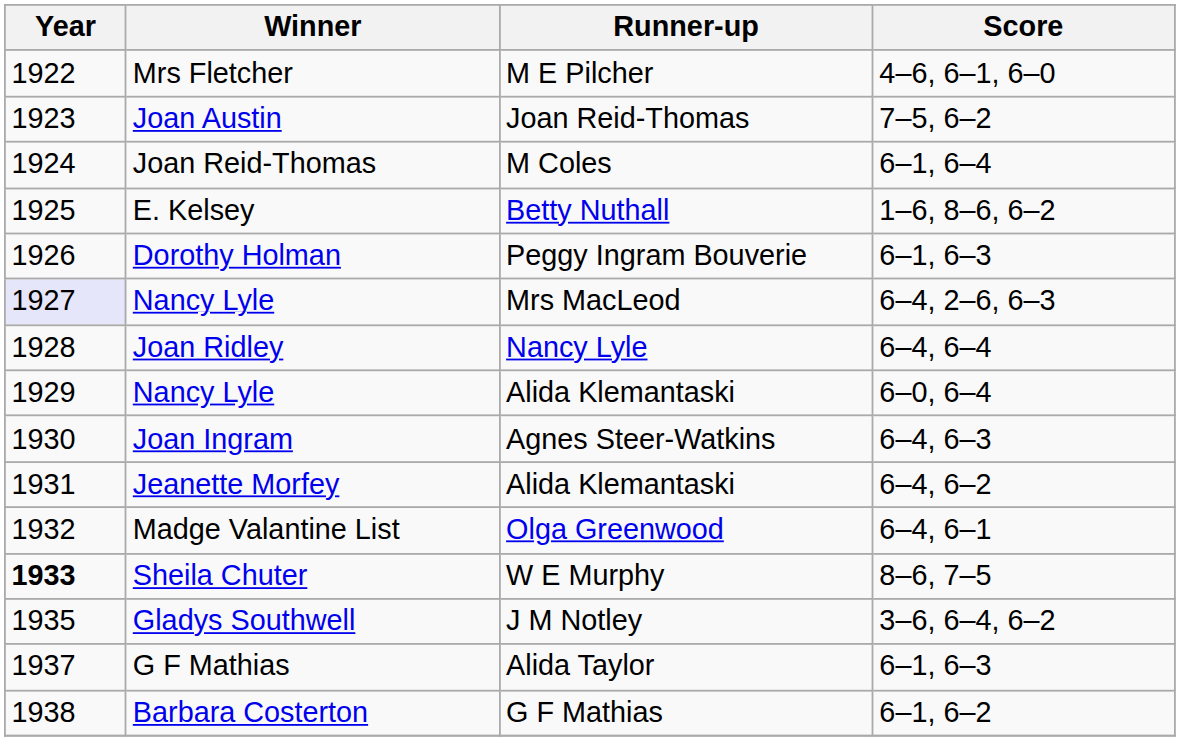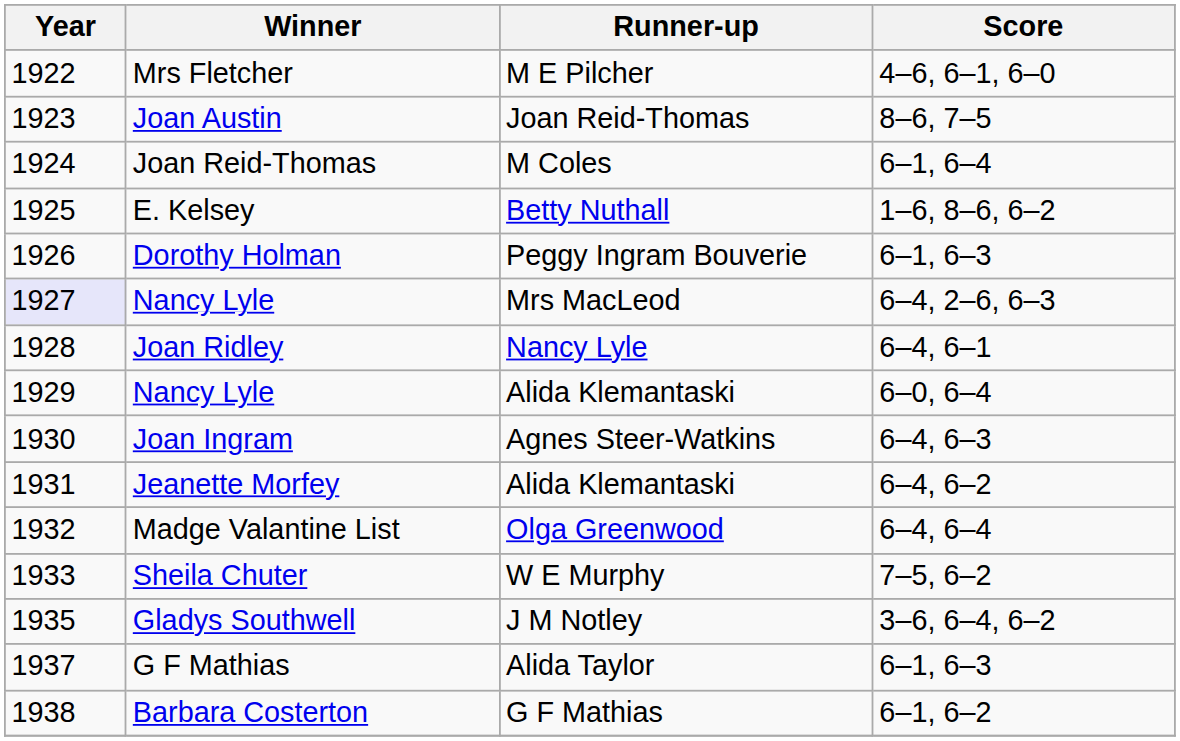(935, 118) 7–5, 6–2 -> (935, 118) 8–6, 7–5
(935, 347) 6–4, 6–4 -> (935, 347) 6–4, 6–1
(935, 529) 6–4, 6–1 -> (935, 529) 6–4, 6–4
(44, 575) bold -> (44, 575) normal
(935, 575) 8–6, 7–5 -> (935, 575) 7–5, 6–2
